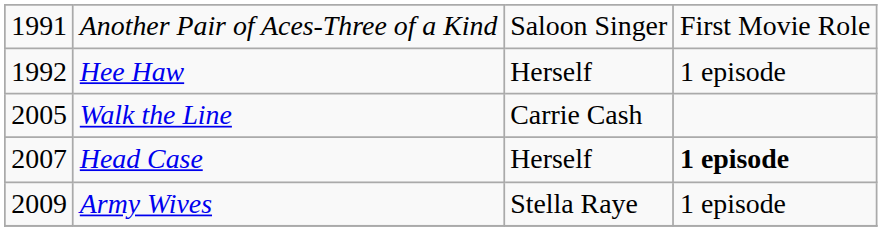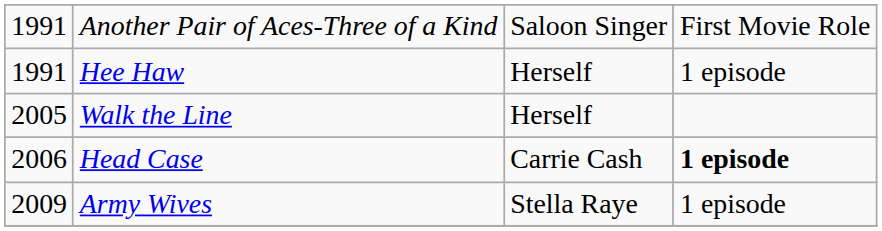(39, 70) 1992 -> (39, 70) 1991
(576, 114) Carrie Cash -> (551, 114) Herself
(39, 159) 2007 -> (39, 159) 2006
(551, 159) Herself -> (576, 159) Carrie Cash
